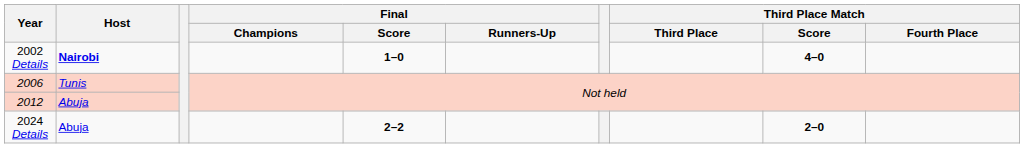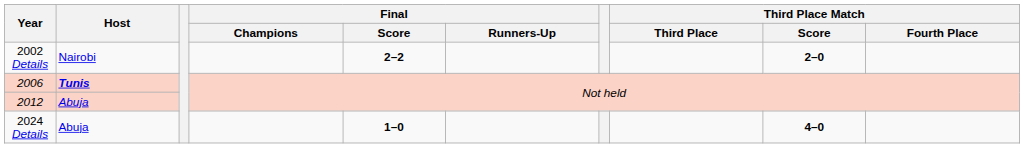(79, 58) bold -> (77, 58) normal
(394, 58) 1–0 -> (394, 58) 2–2
(814, 58) 4–0 -> (814, 58) 2–0
(72, 83) normal -> (74, 83) bold
(394, 127) 2–2 -> (394, 127) 1–0
(814, 127) 2–0 -> (814, 127) 4–0
